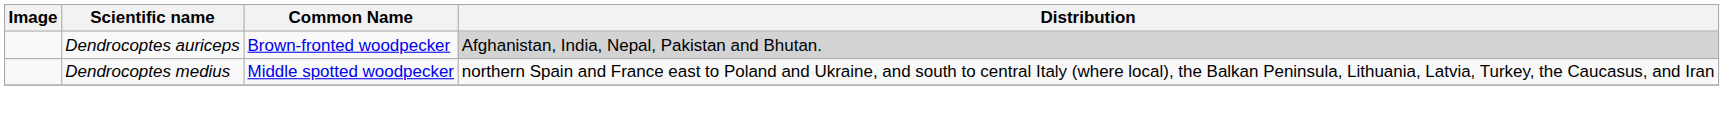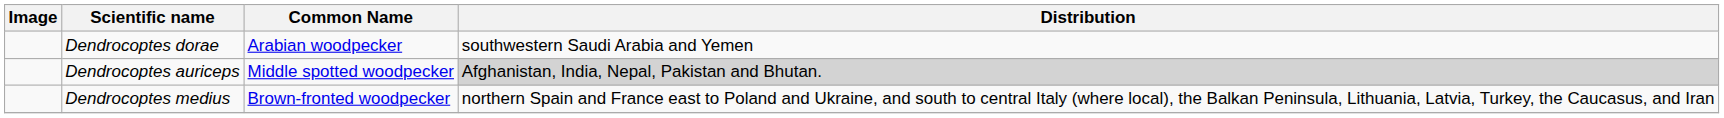+ row: (142, 44)
(349, 44) Brown-fronted woodpecker -> (351, 71) Middle spotted woodpecker
(351, 71) Middle spotted woodpecker -> (349, 98) Brown-fronted woodpecker
